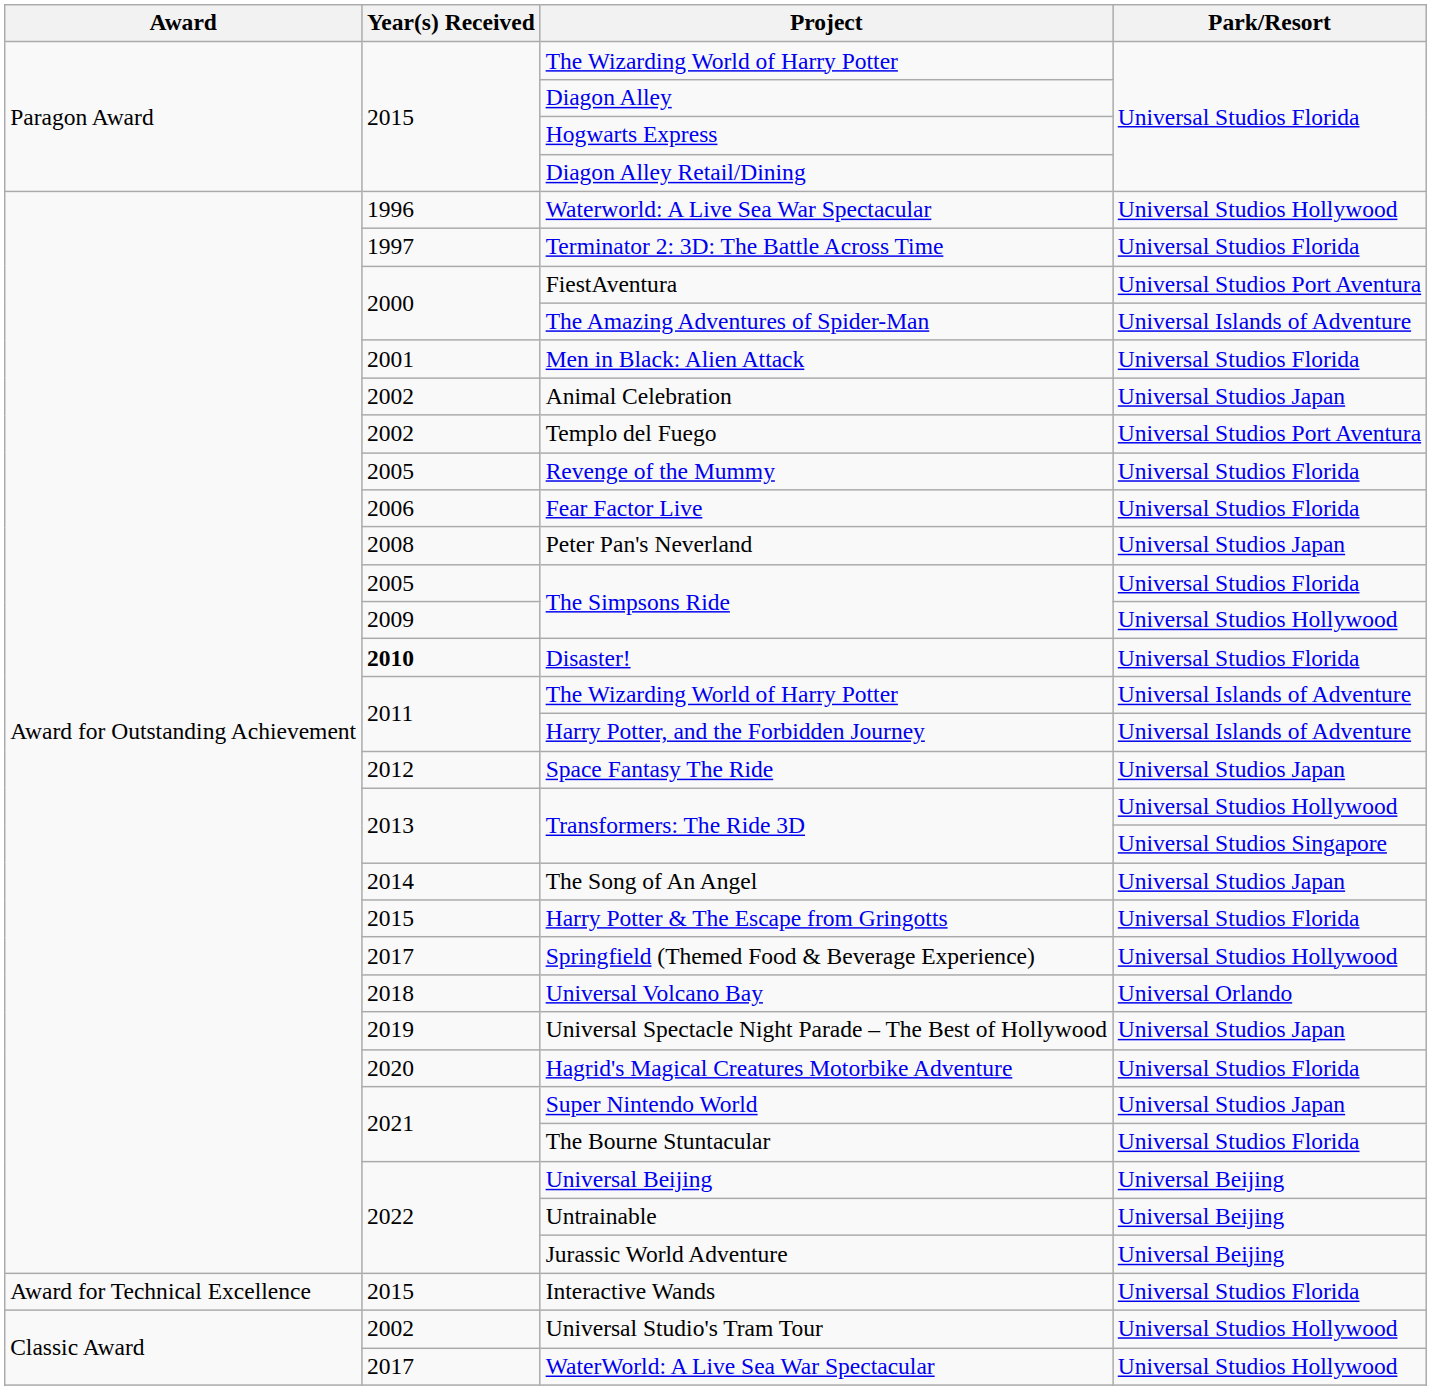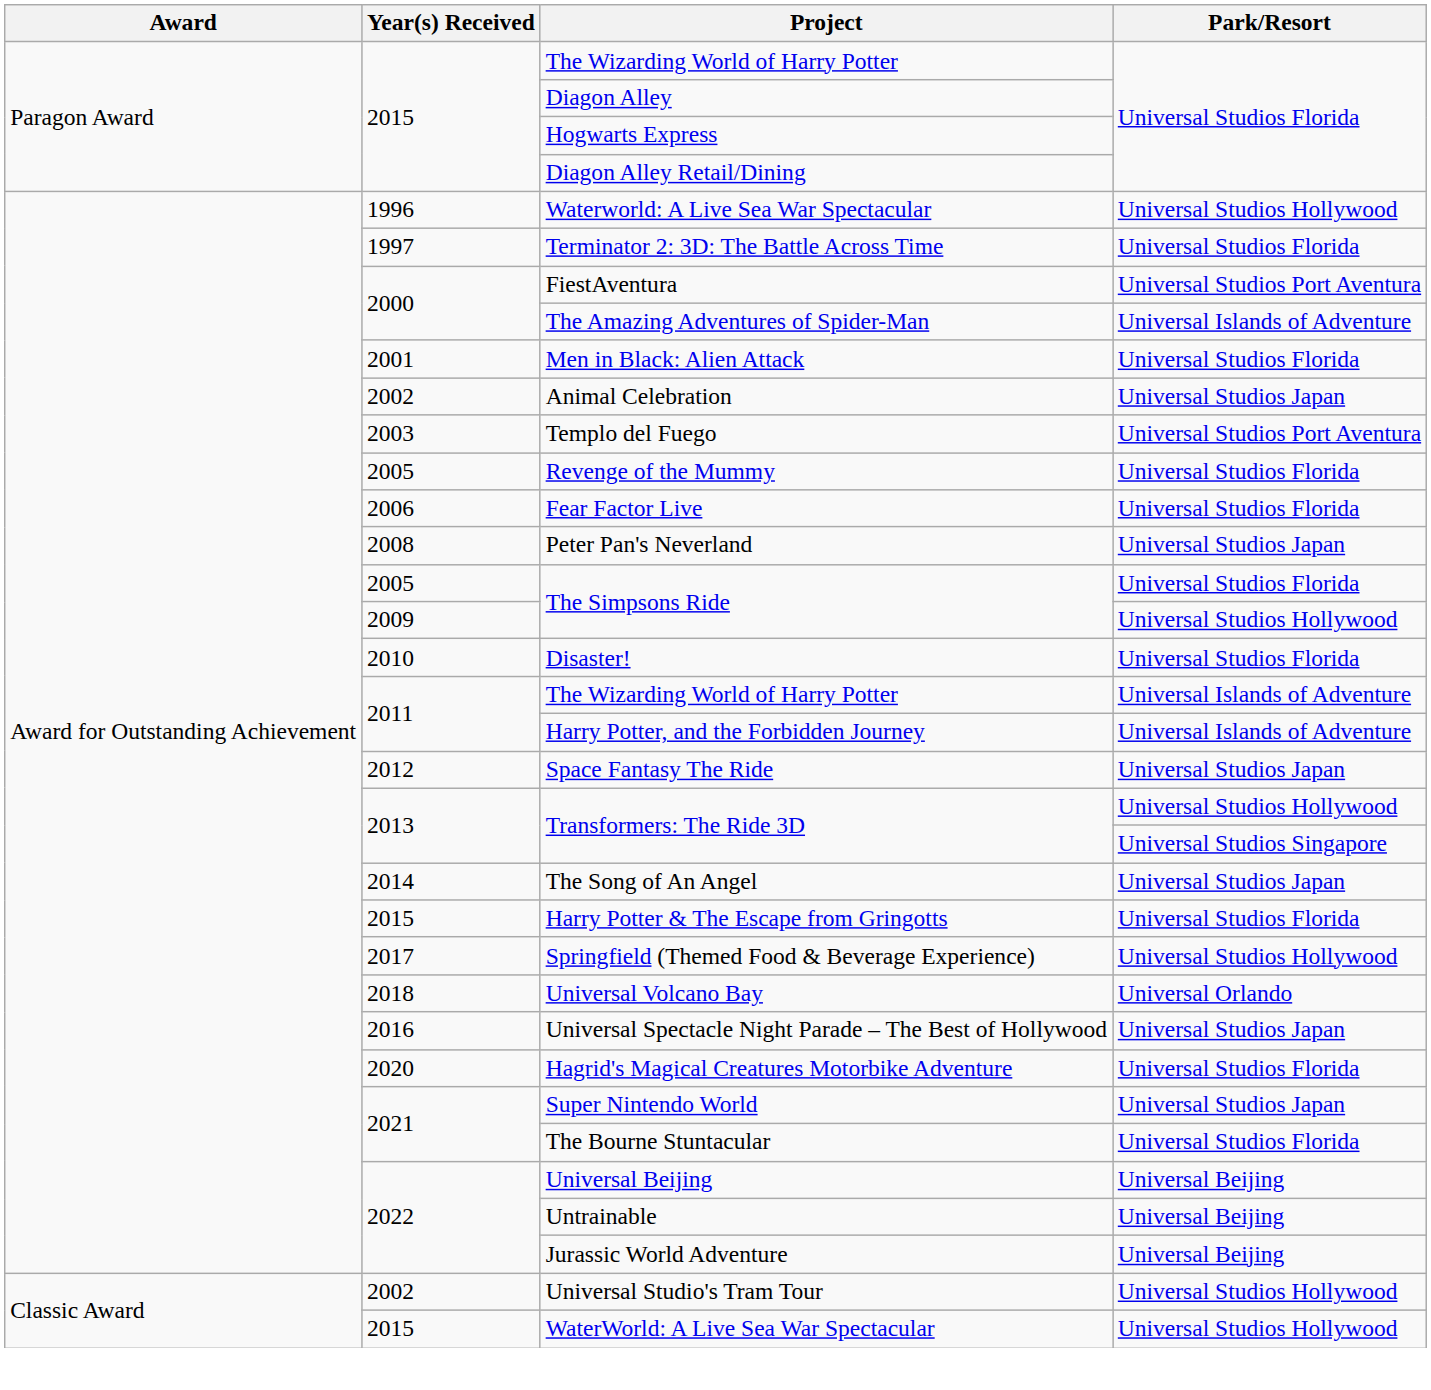(390, 433) 2002 -> (390, 433) 2003
(390, 657) bold -> (390, 657) normal
(390, 1030) 2019 -> (390, 1030) 2016
- row: (630, 1291)
(390, 1365) 2017 -> (390, 1328) 2015
